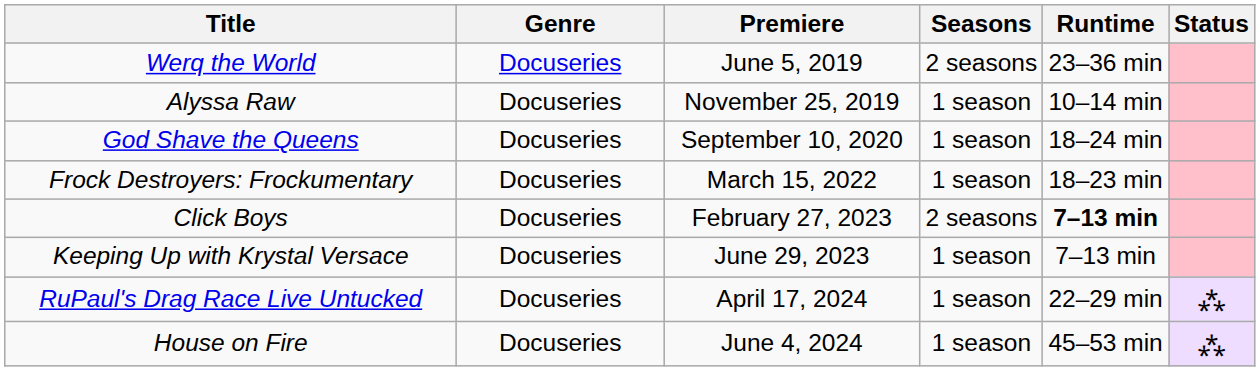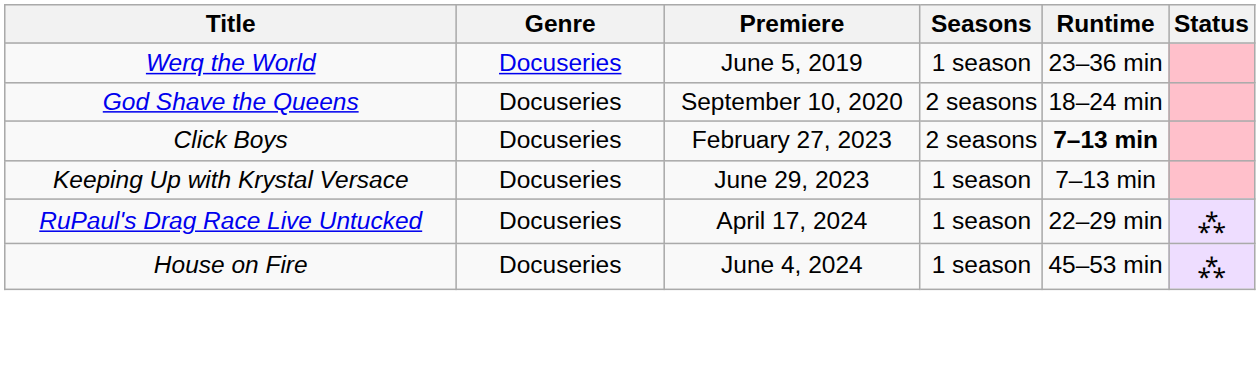(981, 62) 2 seasons -> (981, 62) 1 season
- row: (231, 101)
(981, 140) 1 season -> (981, 101) 2 seasons
- row: (231, 179)
